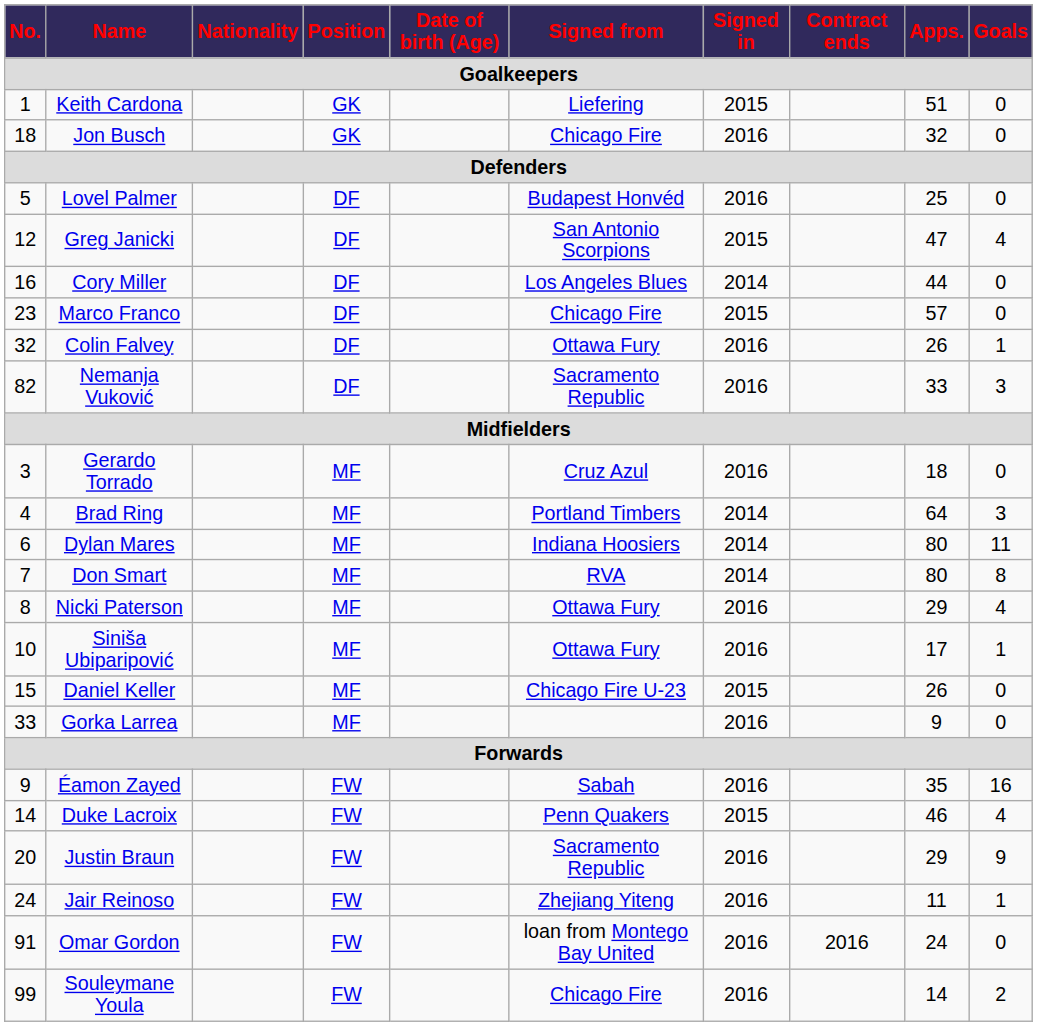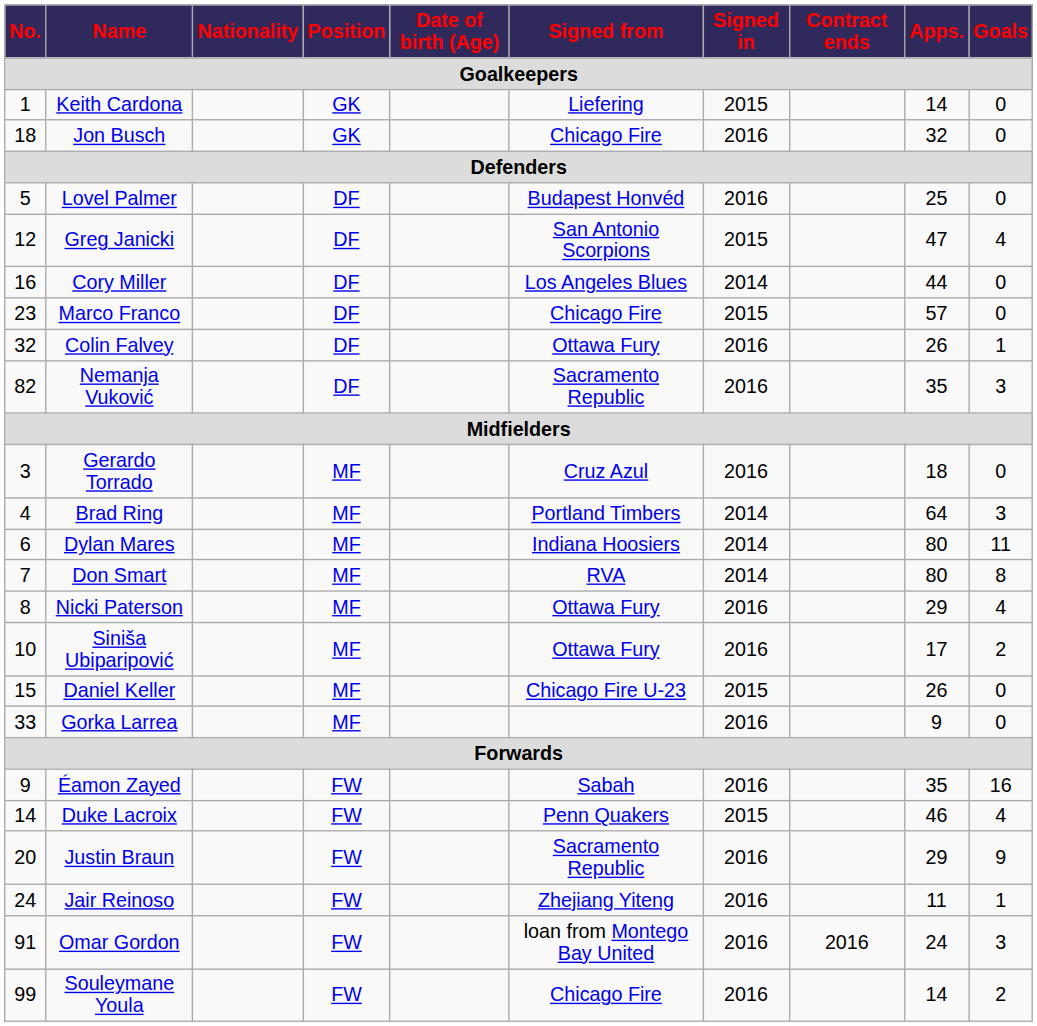(937, 105) 51 -> (937, 105) 14
(937, 387) 33 -> (937, 387) 35
(1001, 649) 1 -> (1001, 649) 2
(1001, 942) 0 -> (1001, 942) 3
